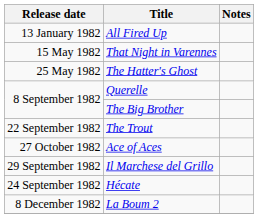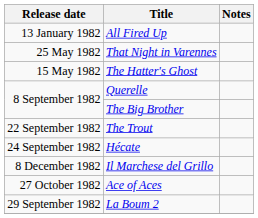(68, 52) 15 May 1982 -> (68, 52) 25 May 1982
(68, 71) 25 May 1982 -> (68, 71) 15 May 1982
rows swapped: (123, 185) <-> (134, 147)
(54, 166) 29 September 1982 -> (58, 166) 8 December 1982
(58, 204) 8 December 1982 -> (54, 204) 29 September 1982
